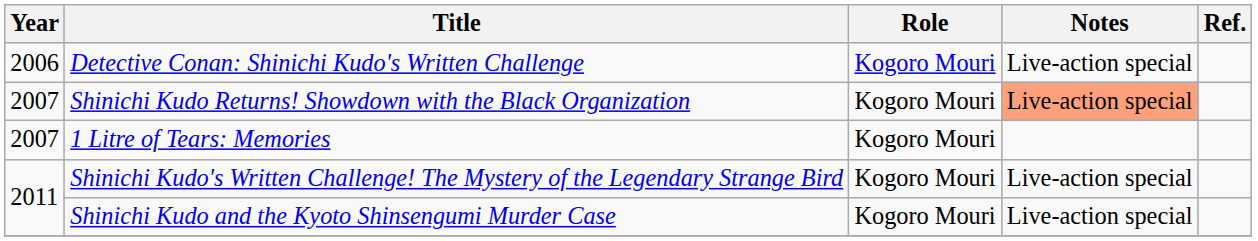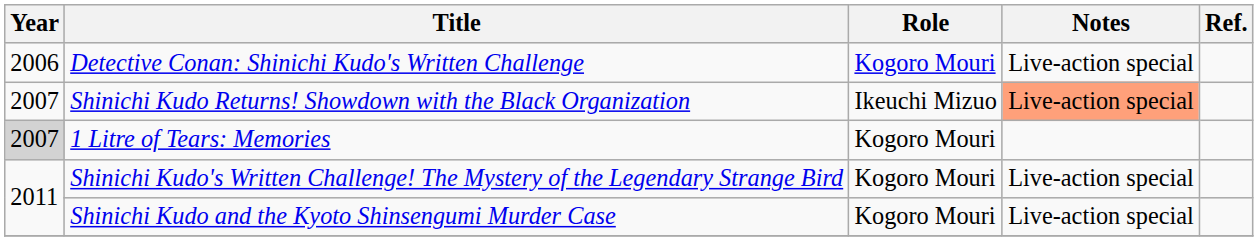(925, 100) Kogoro Mouri -> (926, 100) Ikeuchi Mizuo
(35, 139) no background -> (35, 139) lightgrey background
